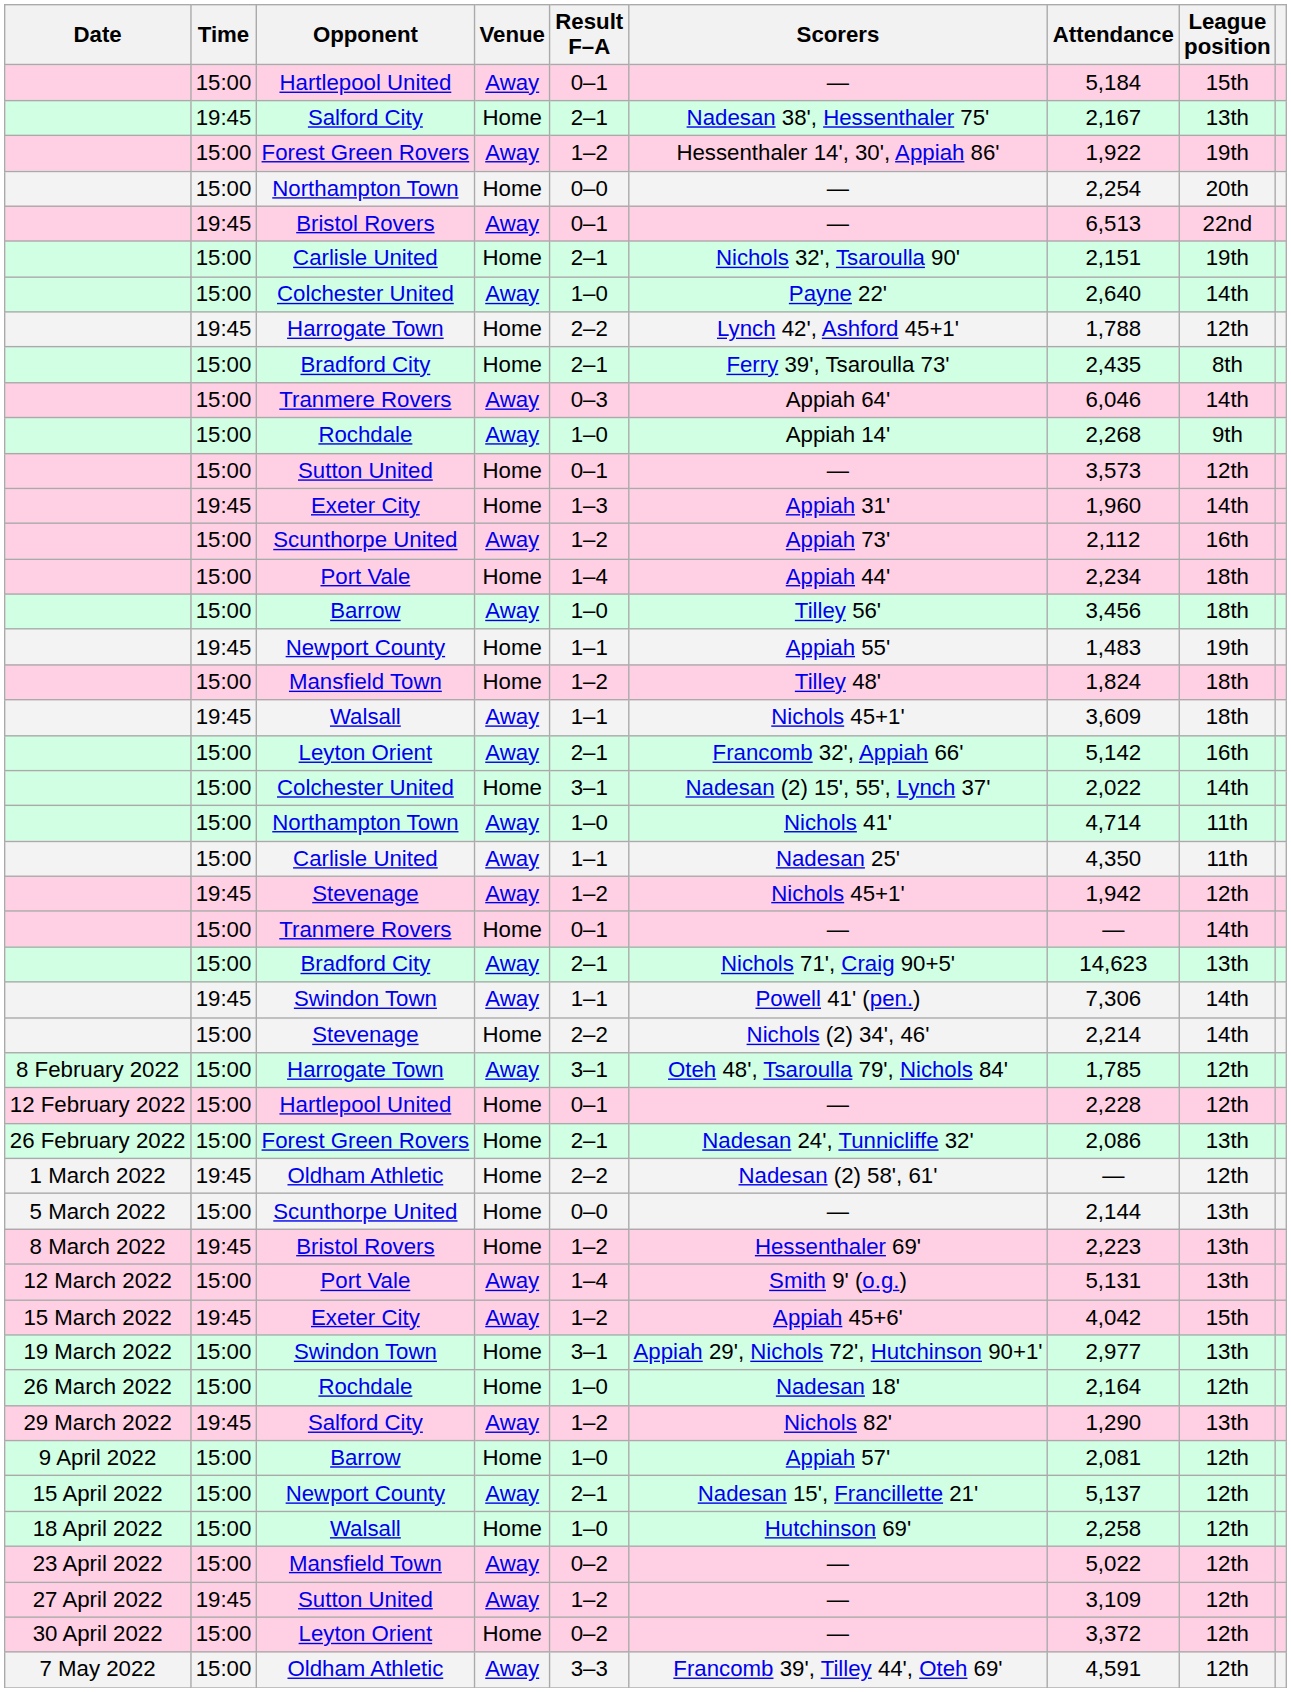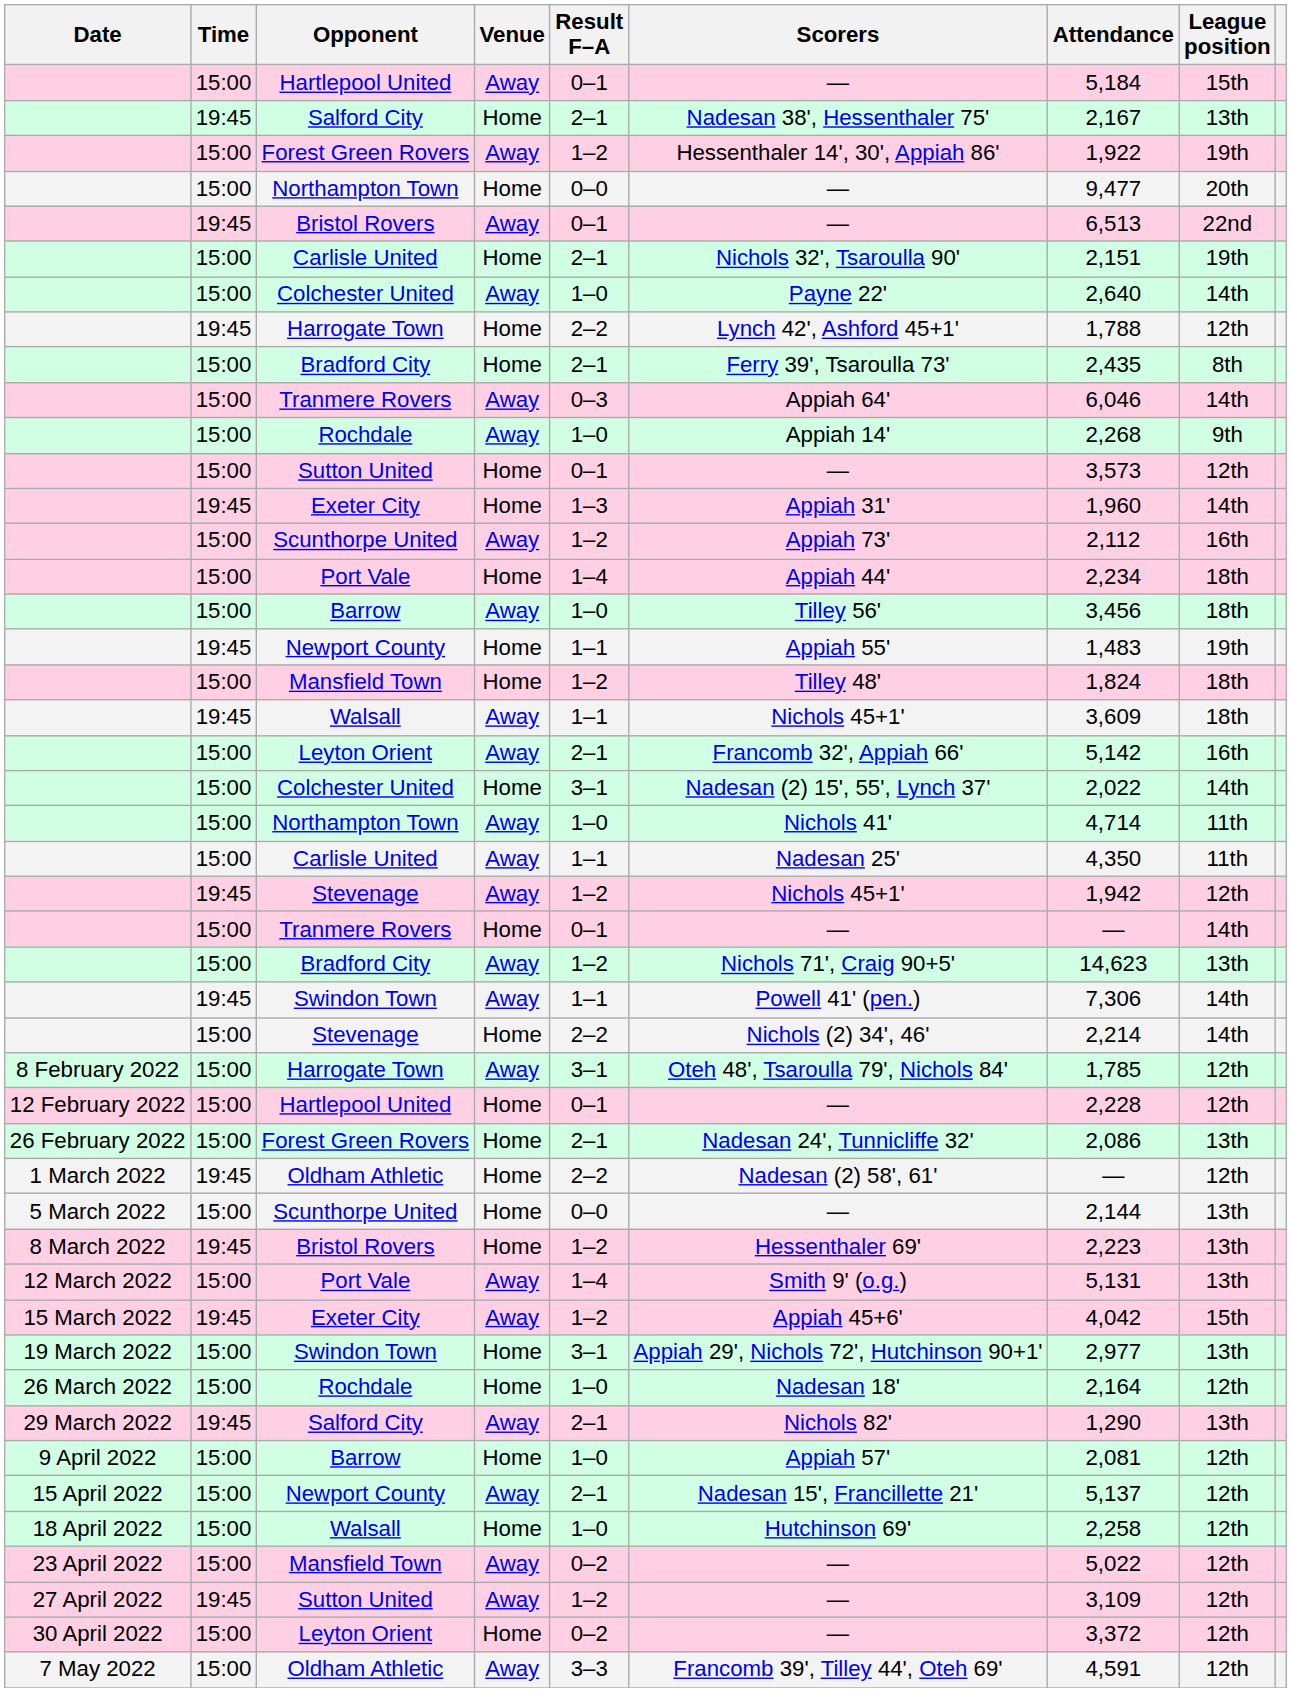(1113, 188) 2,254 -> (1113, 188) 9,477
(589, 964) 2–1 -> (589, 964) 1–2
(589, 1422) 1–2 -> (589, 1422) 2–1
